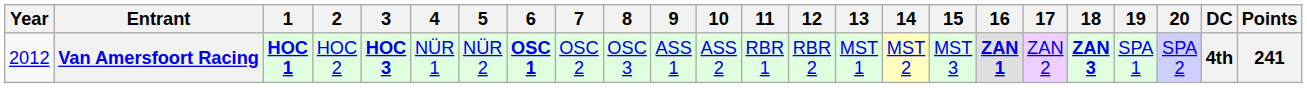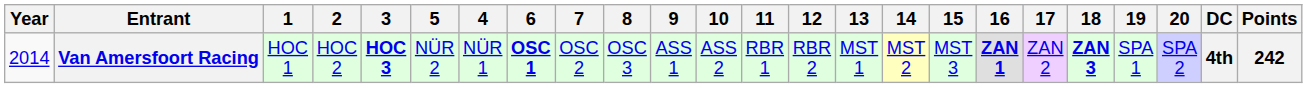columns swapped: (435, 19) <-> (483, 19)
(29, 57) 2012 -> (29, 57) 2014
(288, 57) bold -> (288, 57) normal
(1270, 57) 241 -> (1270, 57) 242
